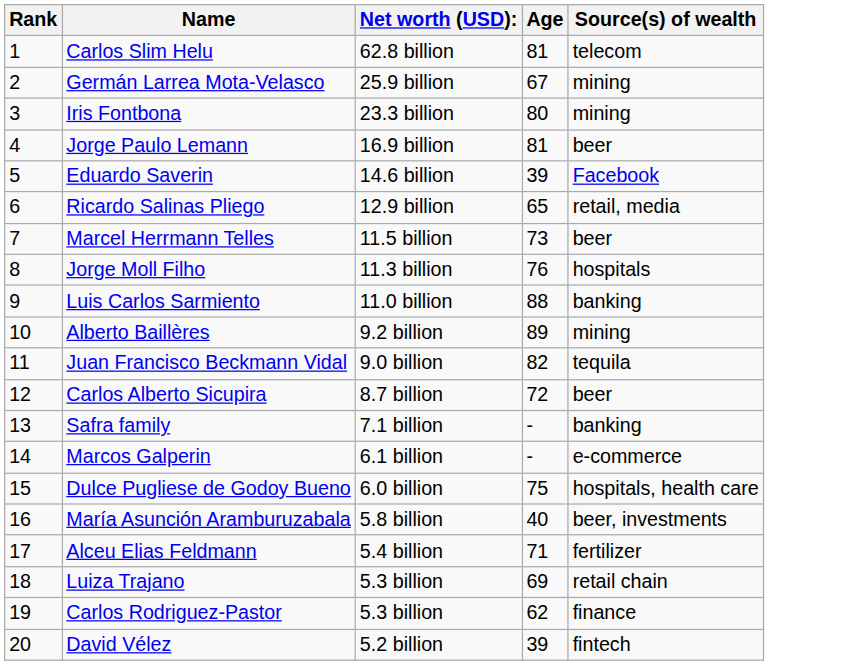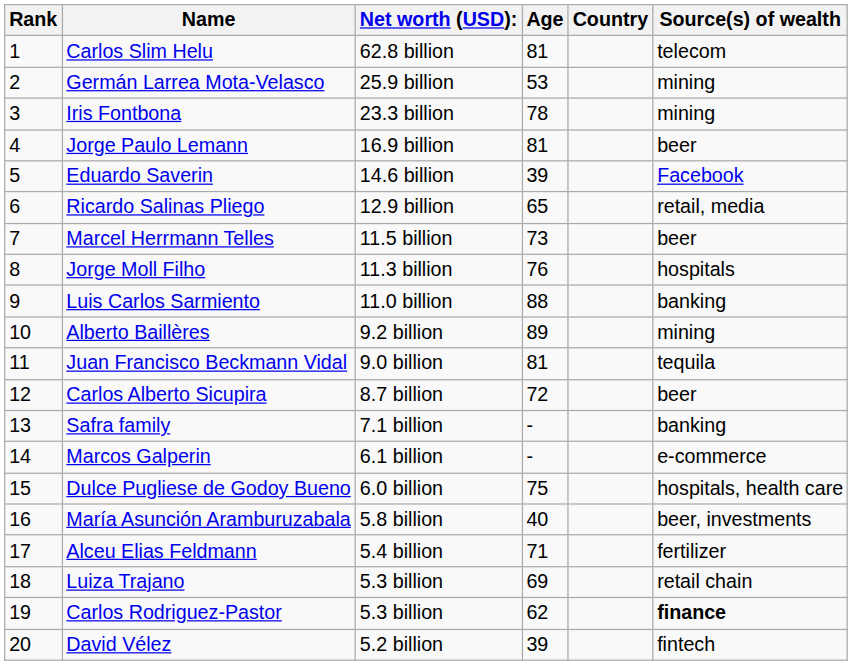+ column: (610, 20)
(537, 82) 67 -> (537, 82) 53
(537, 113) 80 -> (537, 113) 78
(537, 363) 82 -> (537, 363) 81
(604, 613) normal -> (692, 613) bold
